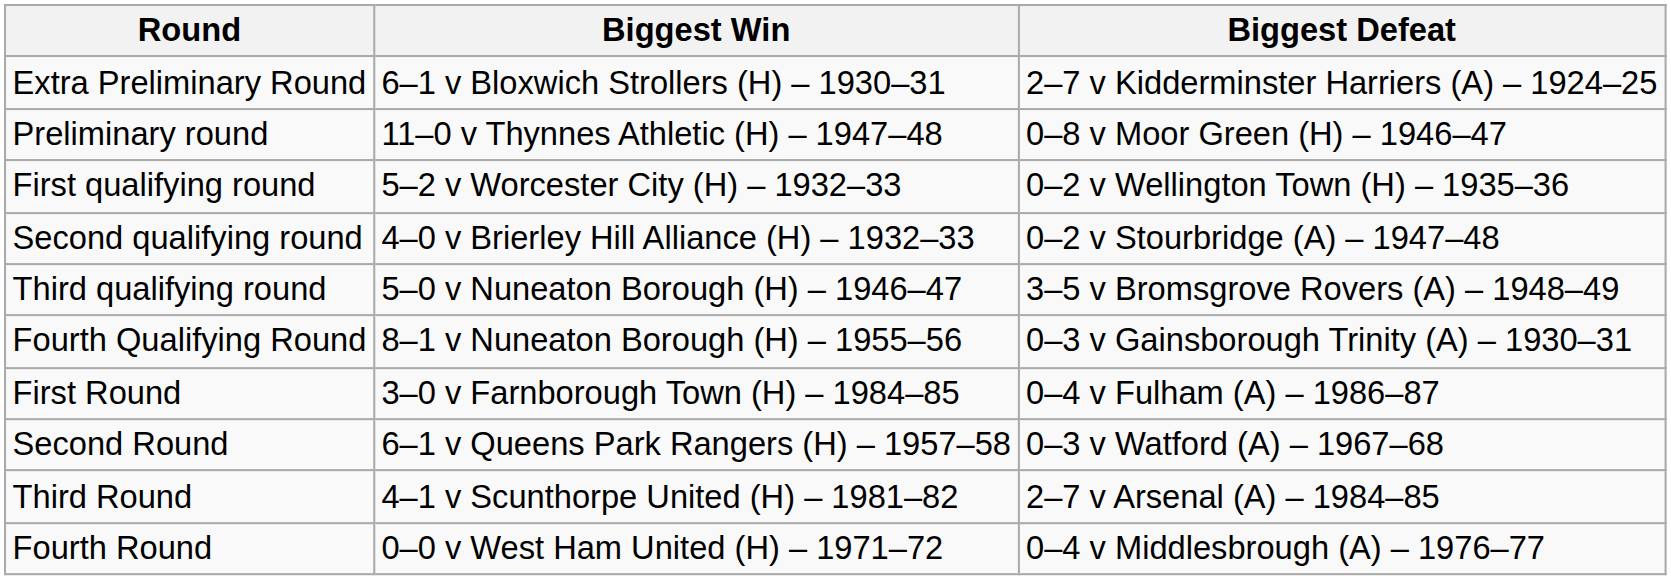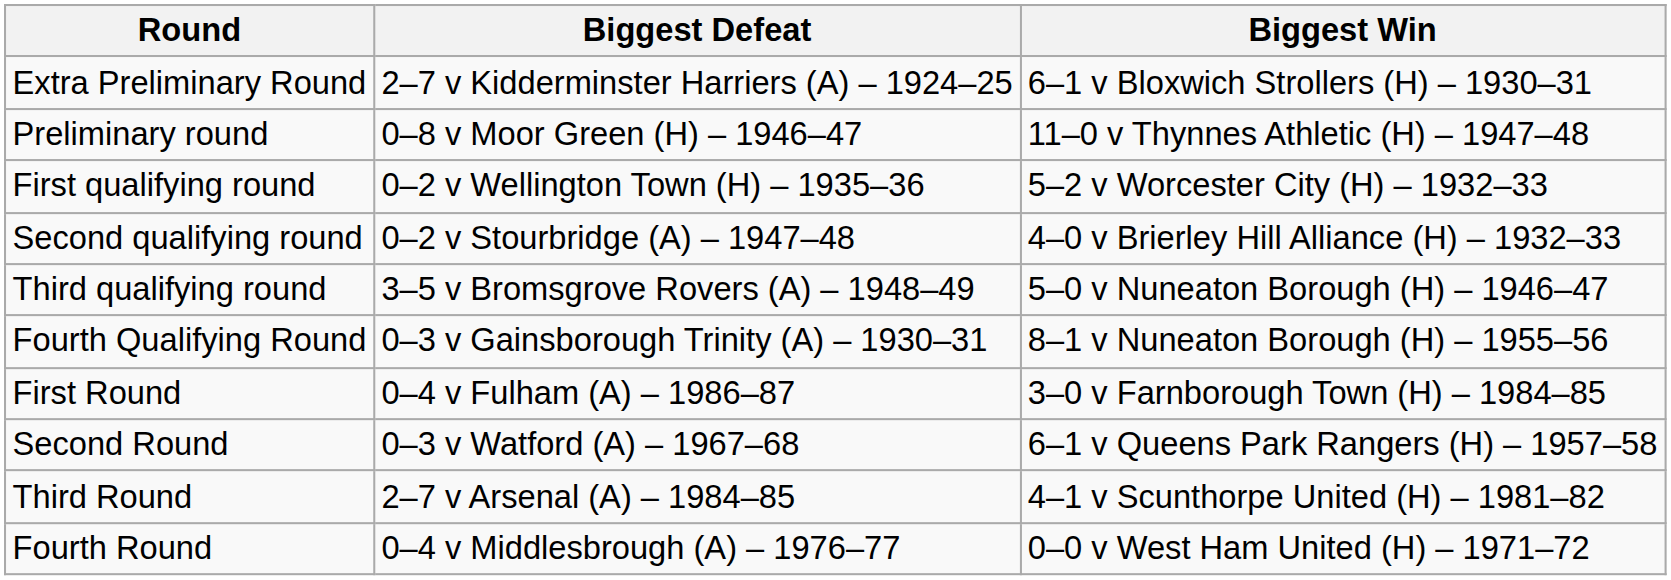columns swapped: (696, 30) <-> (1342, 30)
